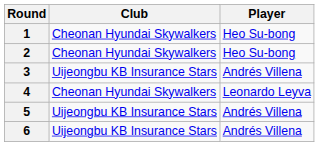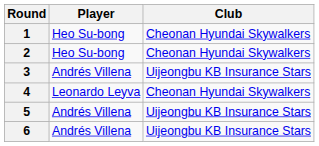columns swapped: (267, 14) <-> (134, 14)
